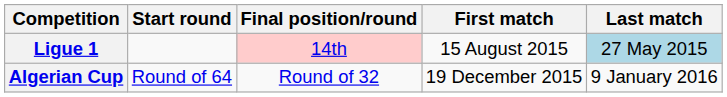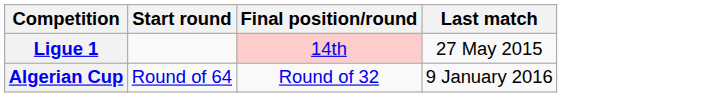- column: (504, 19)
(654, 48) lightblue background -> (489, 48) no background
